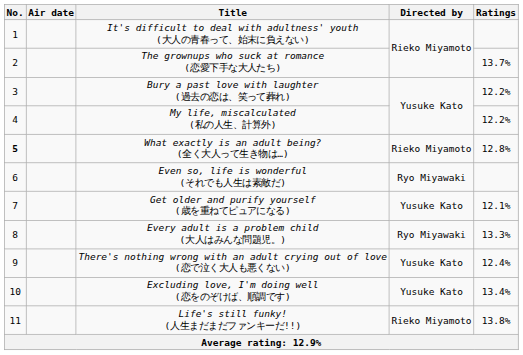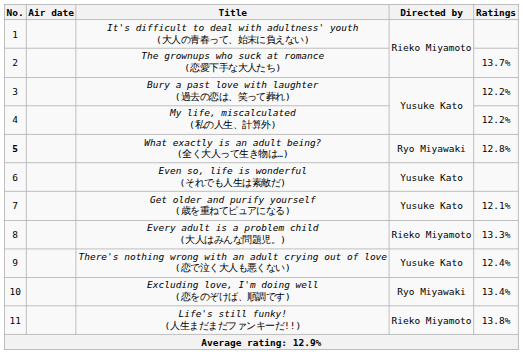(432, 149) Rieko Miyamoto -> (432, 149) Ryo Miyawaki
(432, 177) Ryo Miyawaki -> (432, 177) Yusuke Kato
(432, 234) Ryo Miyawaki -> (432, 234) Rieko Miyamoto
(432, 292) Yusuke Kato -> (432, 292) Ryo Miyawaki
